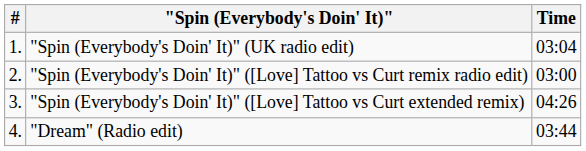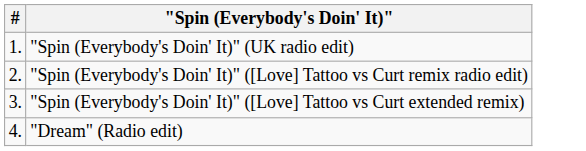- column: (556, 18)
